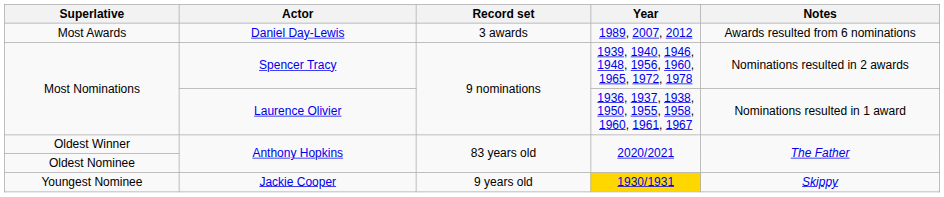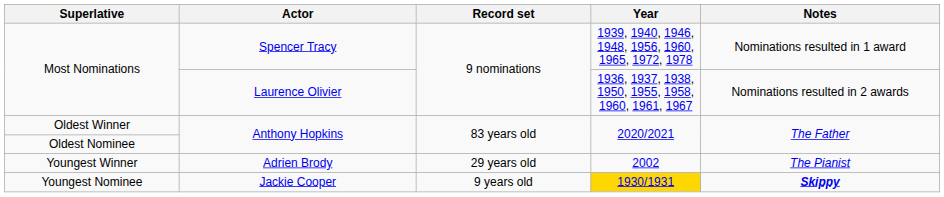- row: (92, 33)
(820, 65) Nominations resulted in 2 awards -> (820, 46) Nominations resulted in 1 award
(820, 111) Nominations resulted in 1 award -> (820, 92) Nominations resulted in 2 awards
+ row: (92, 163)
(820, 182) normal -> (820, 182) bold
